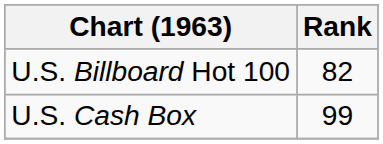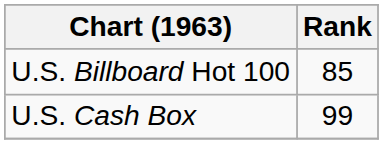(337, 71) 82 -> (337, 71) 85
